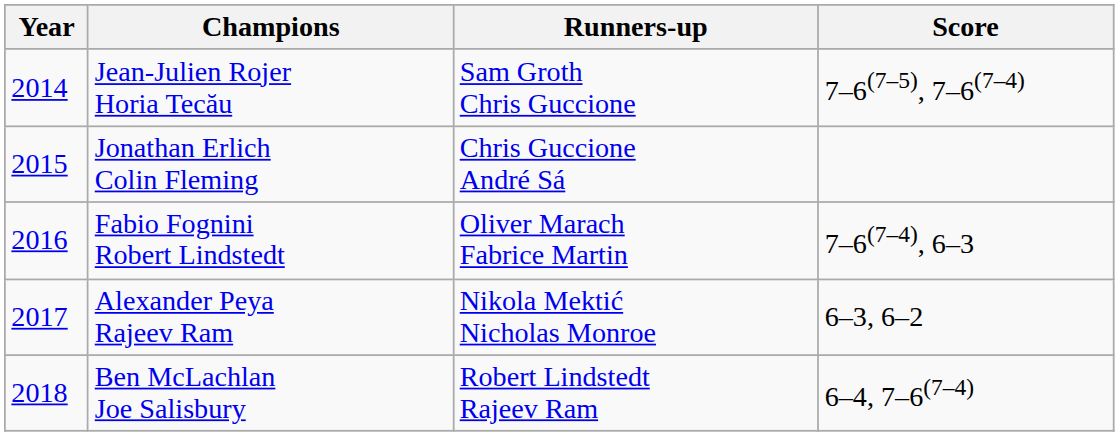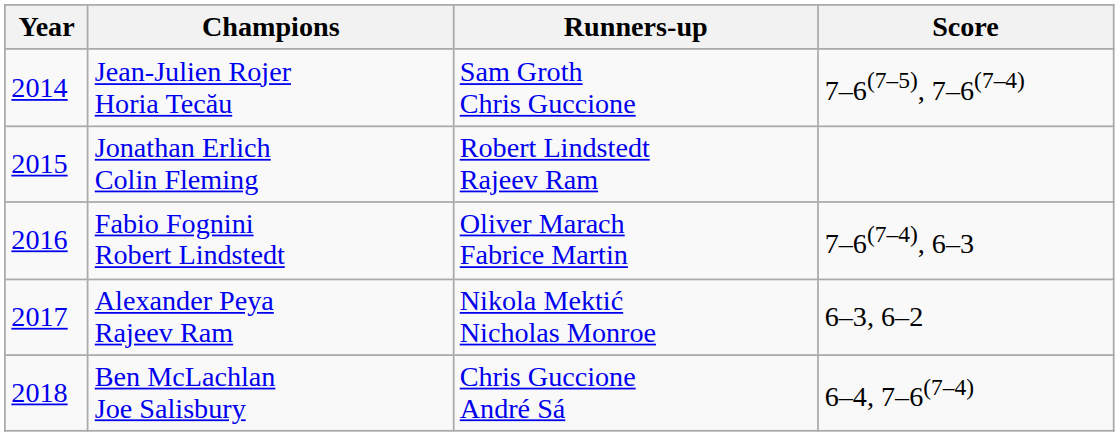(548, 163) Chris Guccione André Sá -> (555, 163) Robert Lindstedt Rajeev Ram
(555, 392) Robert Lindstedt Rajeev Ram -> (548, 392) Chris Guccione André Sá
